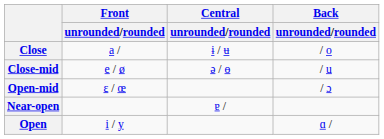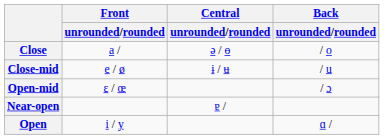(220, 50) ɨ / ʉ -> (220, 50) ə / ɵ
(220, 69) ə / ɵ -> (220, 69) ɨ / ʉ
